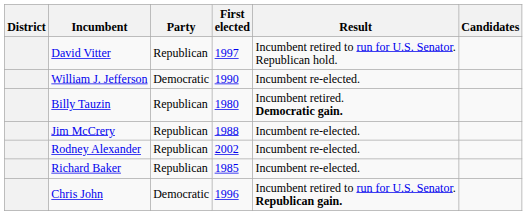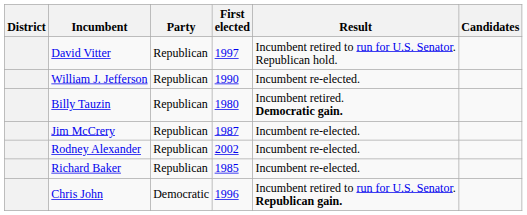(181, 79) Democratic -> (180, 79) Republican
(227, 130) 1988 -> (227, 130) 1987
